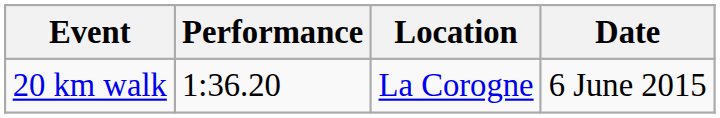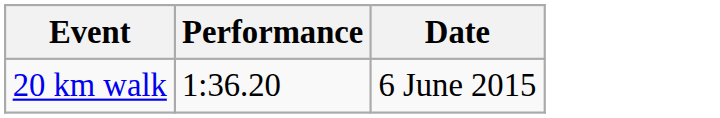- column: (456, 31)
